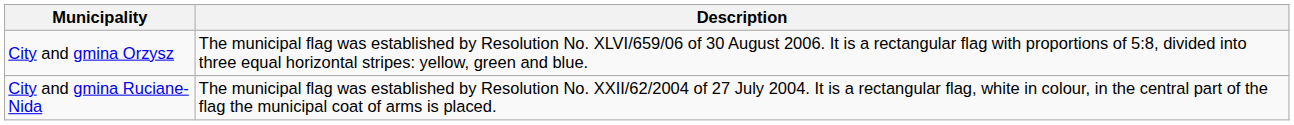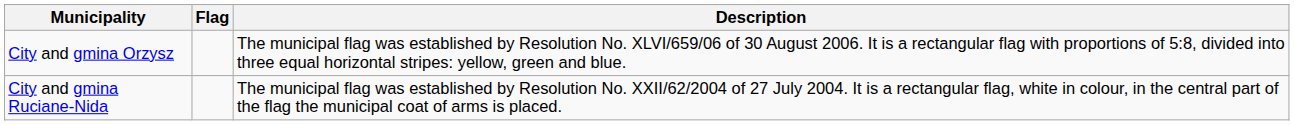+ column: (212, 17)
